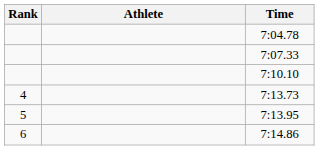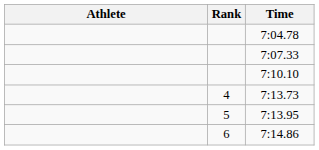columns swapped: (23, 14) <-> (143, 14)
